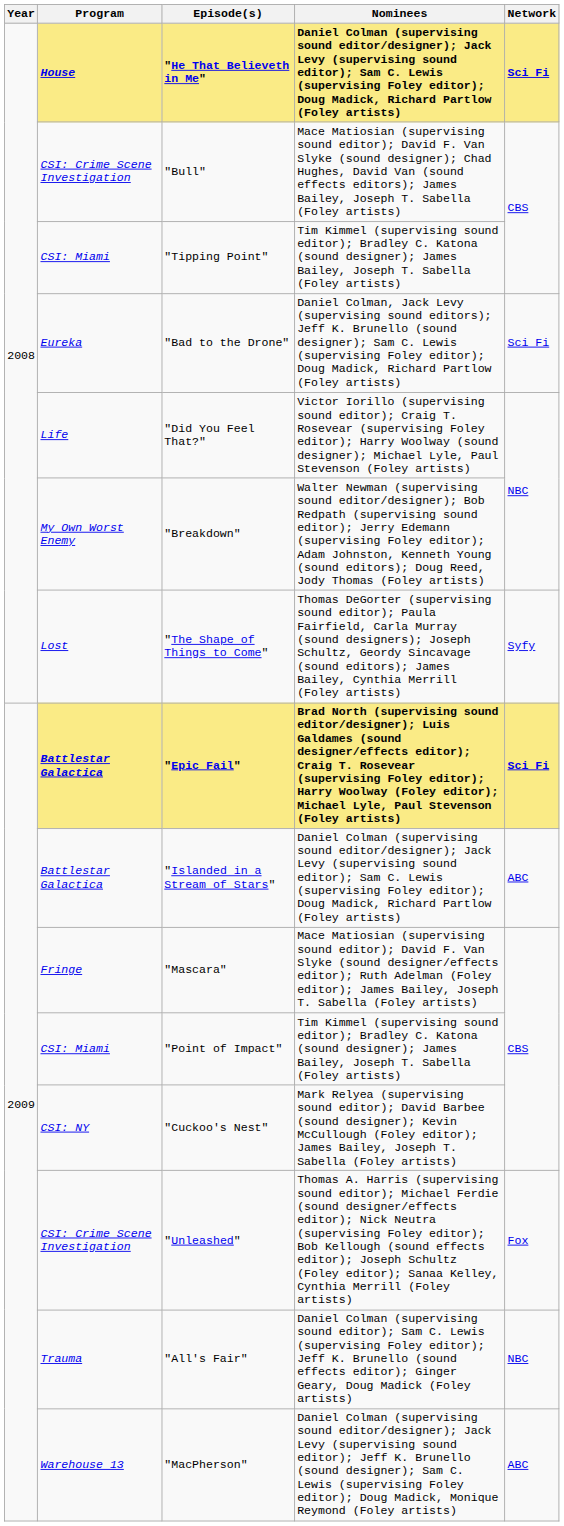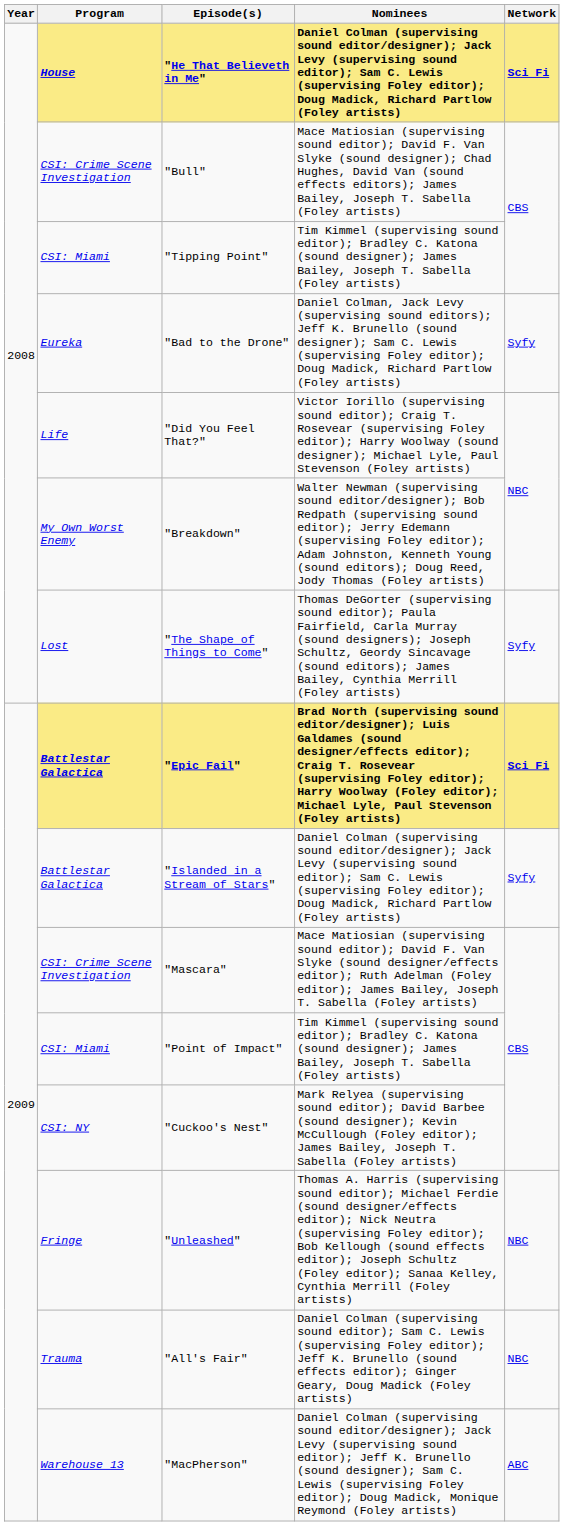(528, 343) Sci Fi -> (521, 343) Syfy
(518, 878) ABC -> (521, 878) Syfy
(61, 970) Fringe -> (96, 970) CSI: Crime Scene Investigation
(96, 1240) CSI: Crime Scene Investigation -> (61, 1240) Fringe
(518, 1240) Fox -> (518, 1240) NBC
